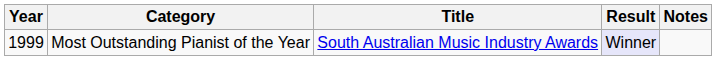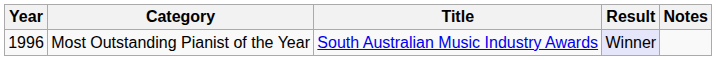(26, 42) 1999 -> (26, 42) 1996
